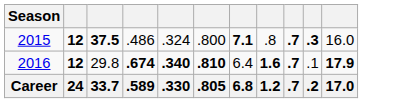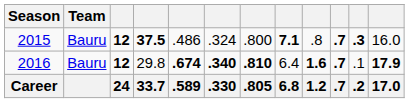+ column: (87, 16)
